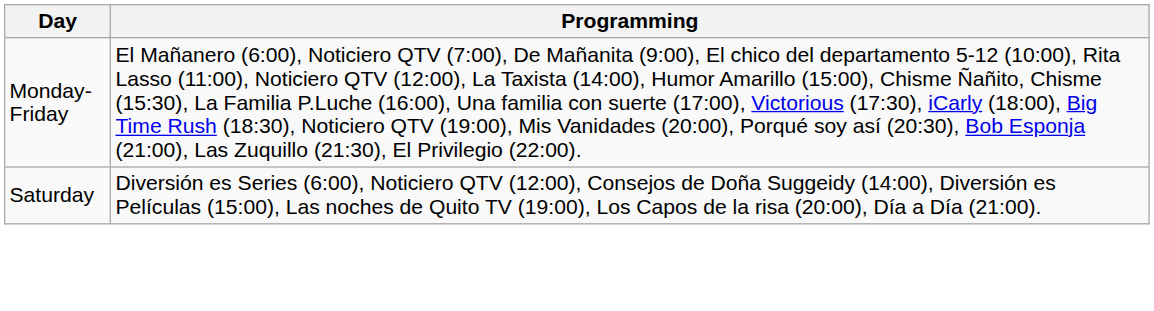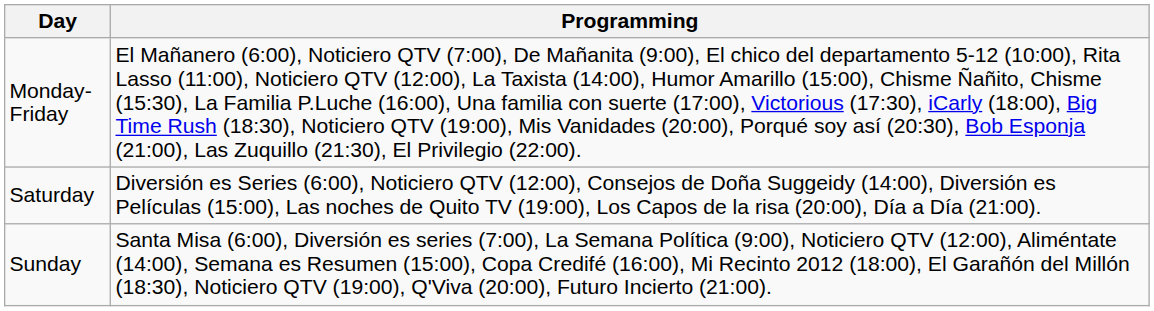+ row: (45, 264)
